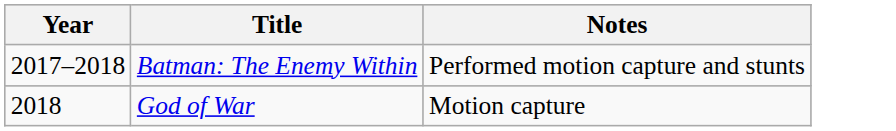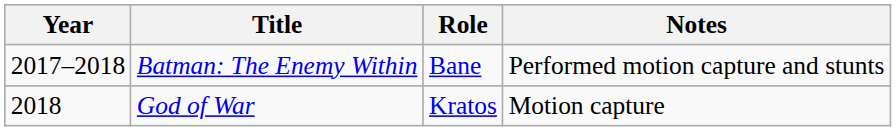+ column: (463, 24)
